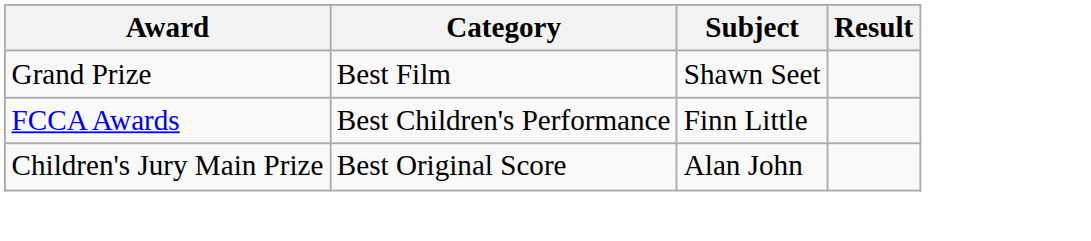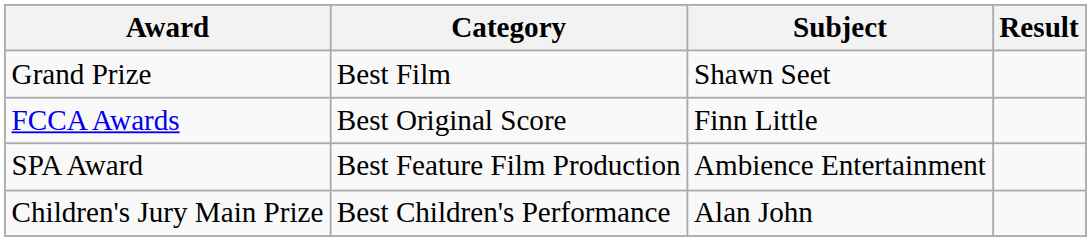(504, 119) Best Children's Performance -> (452, 119) Best Original Score
+ row: (77, 166)
(452, 166) Best Original Score -> (504, 212) Best Children's Performance
